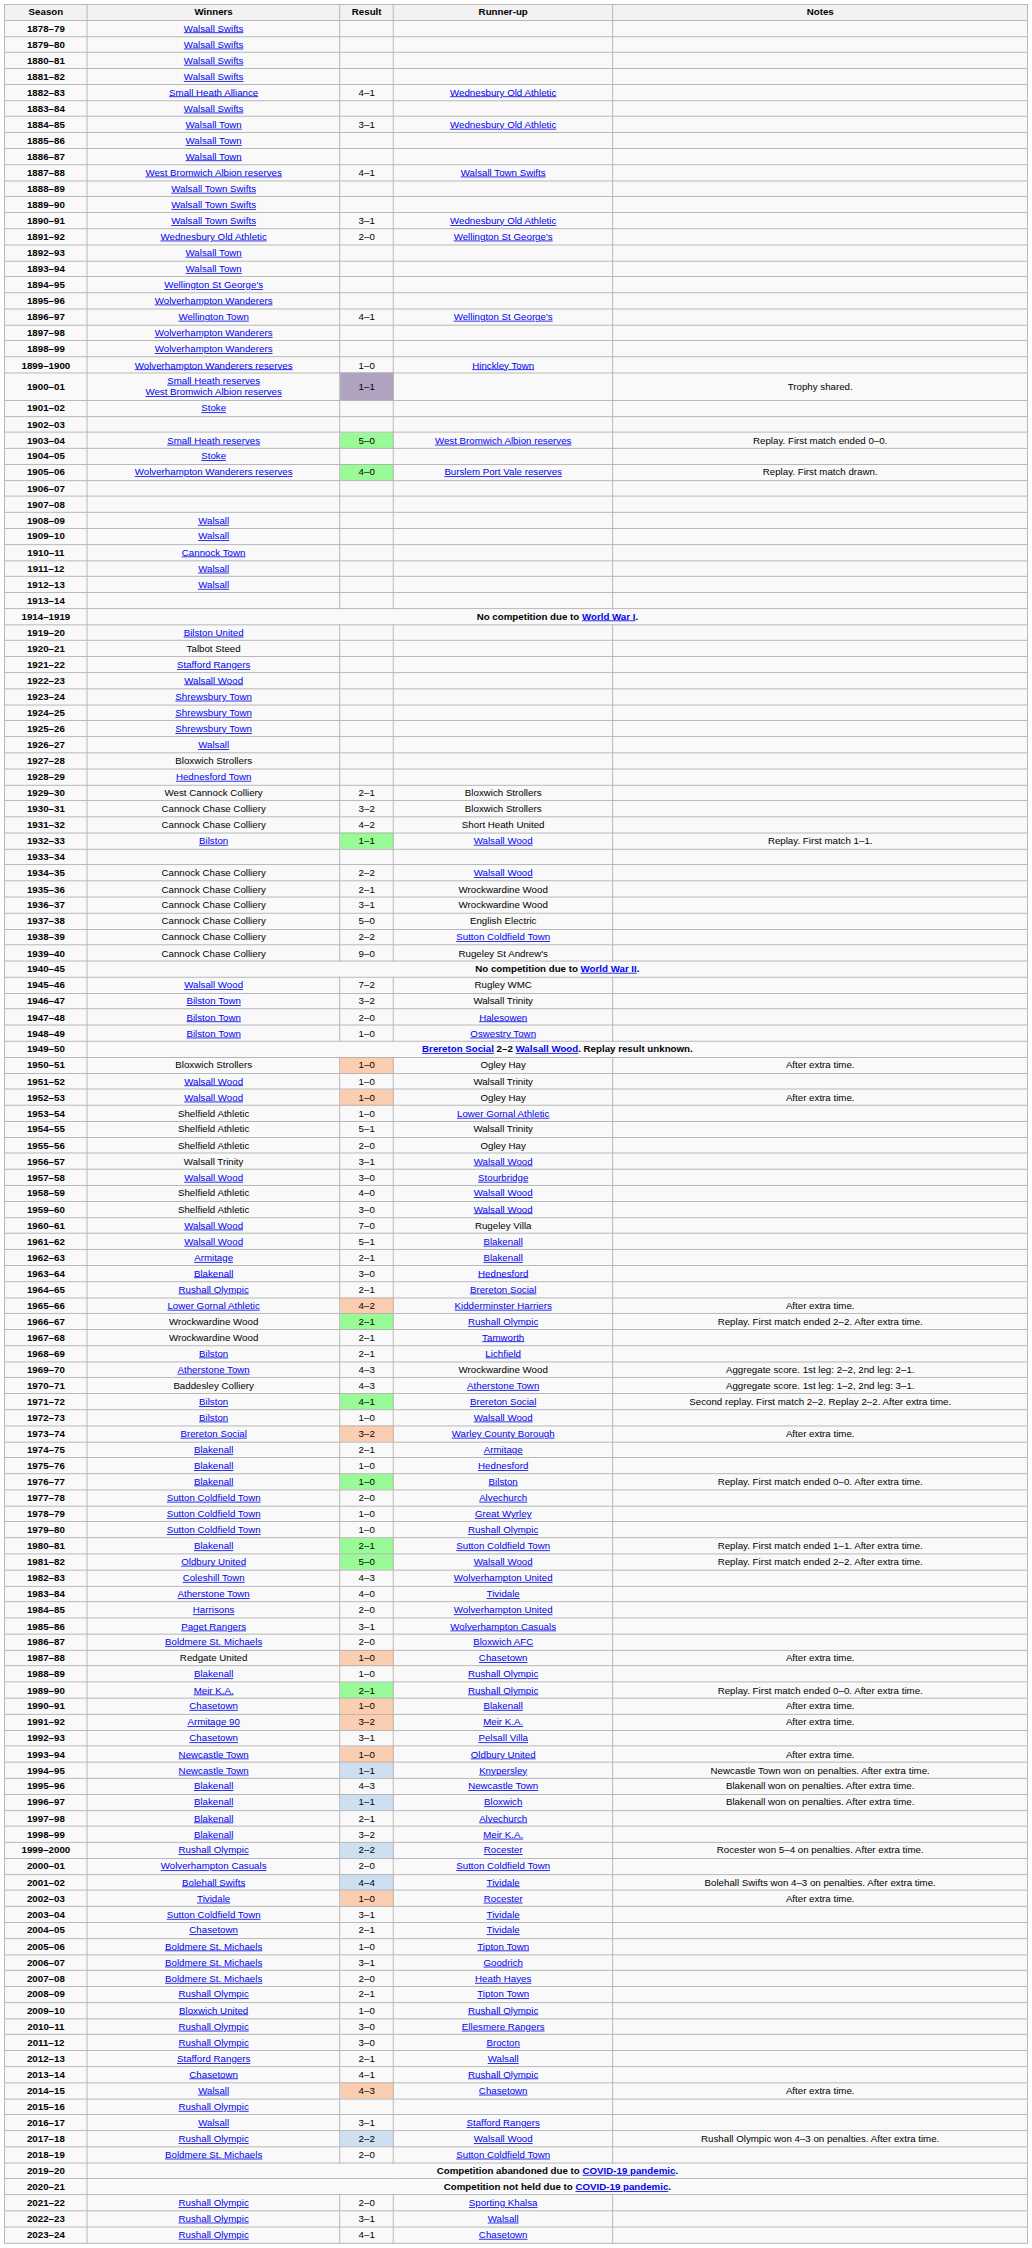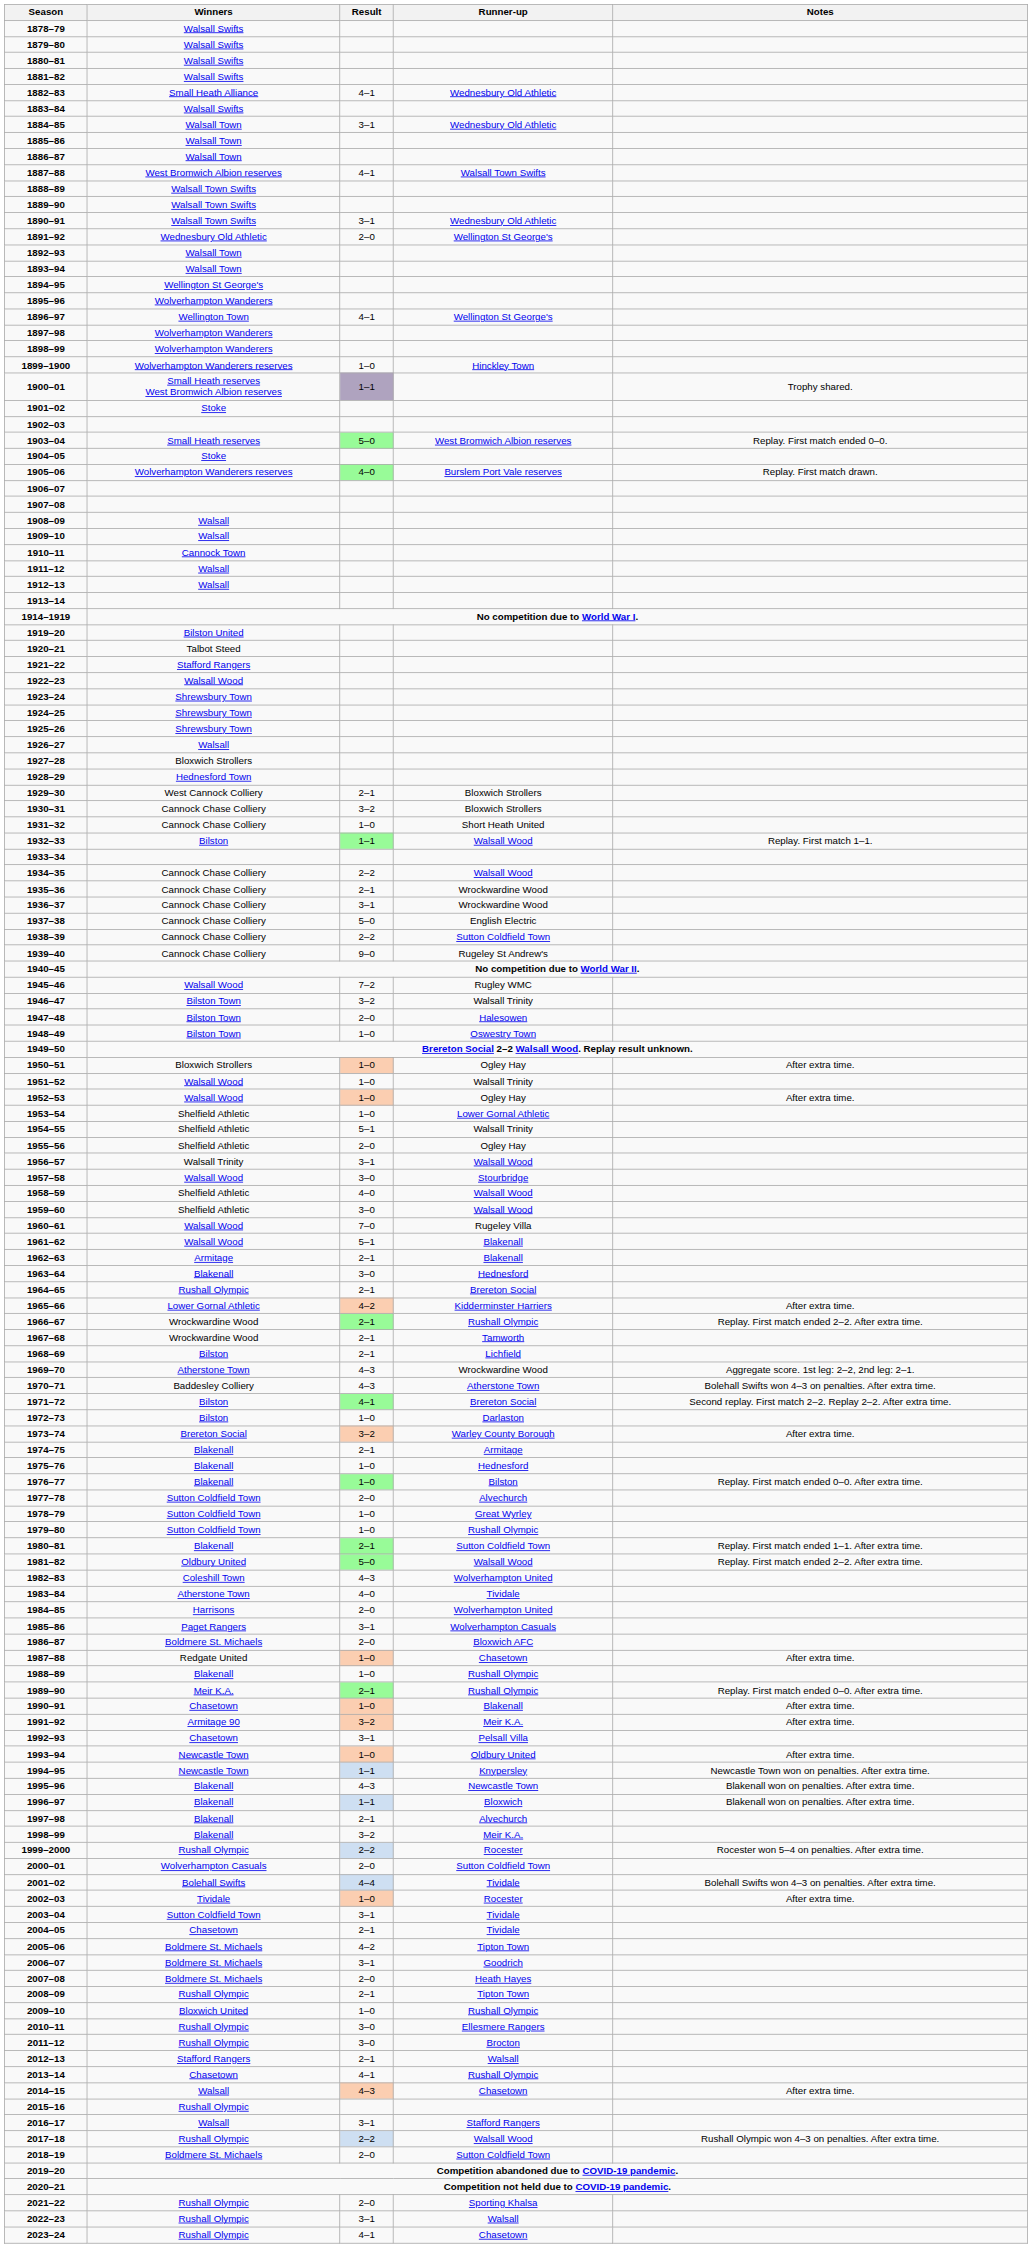(367, 825) 4–2 -> (367, 825) 1–0
(820, 1386) Aggregate score. 1st leg: 1–2, 2nd leg: 3–1. -> (820, 1386) Bolehall Swifts won 4–3 on penalties. After extra time.
(503, 1418) Walsall Wood -> (503, 1418) Darlaston
(367, 1946) 1–0 -> (367, 1946) 4–2
